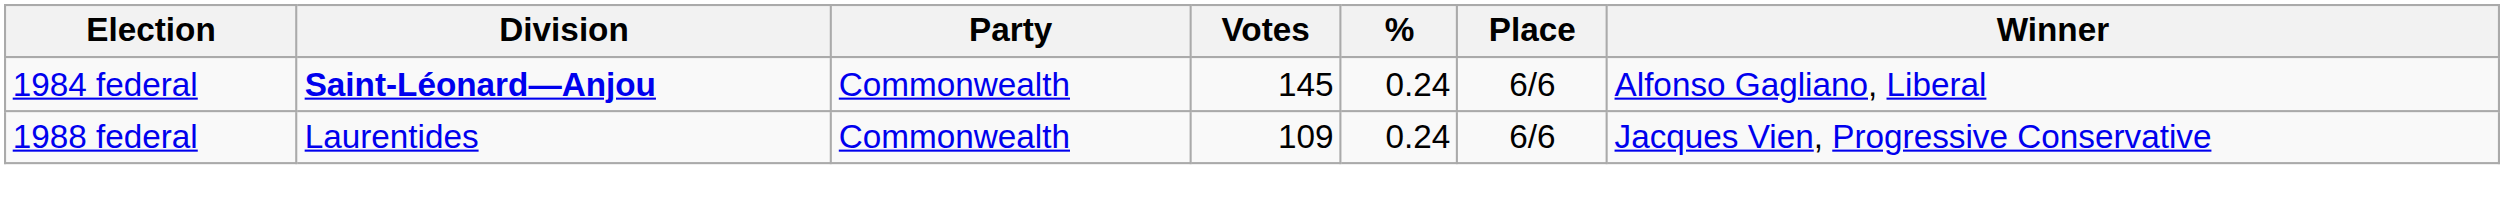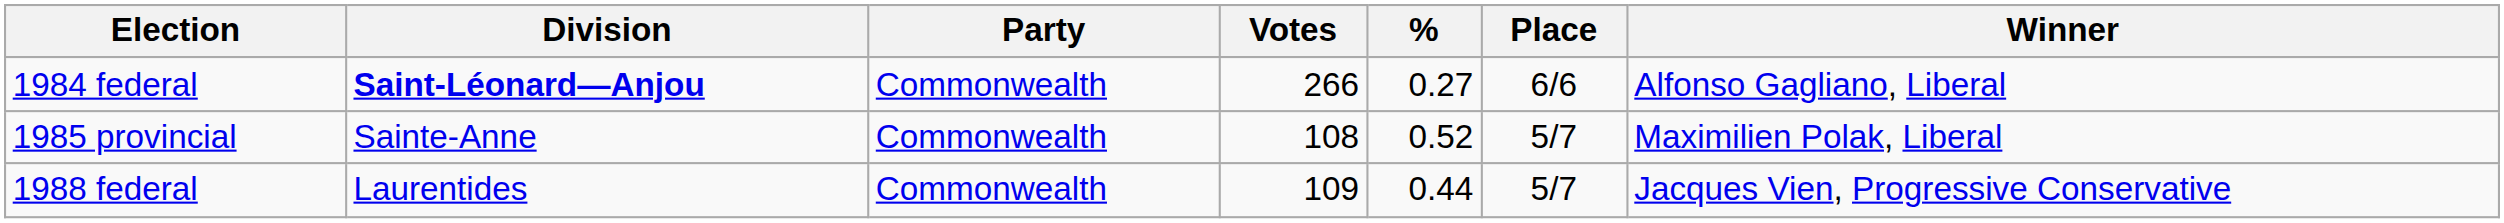(1306, 83) 145 -> (1331, 83) 266
(1418, 83) 0.24 -> (1441, 83) 0.27
+ row: (125, 136)
(1418, 136) 0.24 -> (1441, 189) 0.44
(1532, 136) 6/6 -> (1554, 189) 5/7
